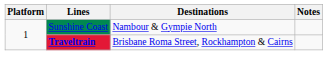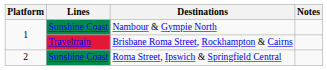(72, 42) bold -> (70, 42) normal
+ row: (197, 57)
